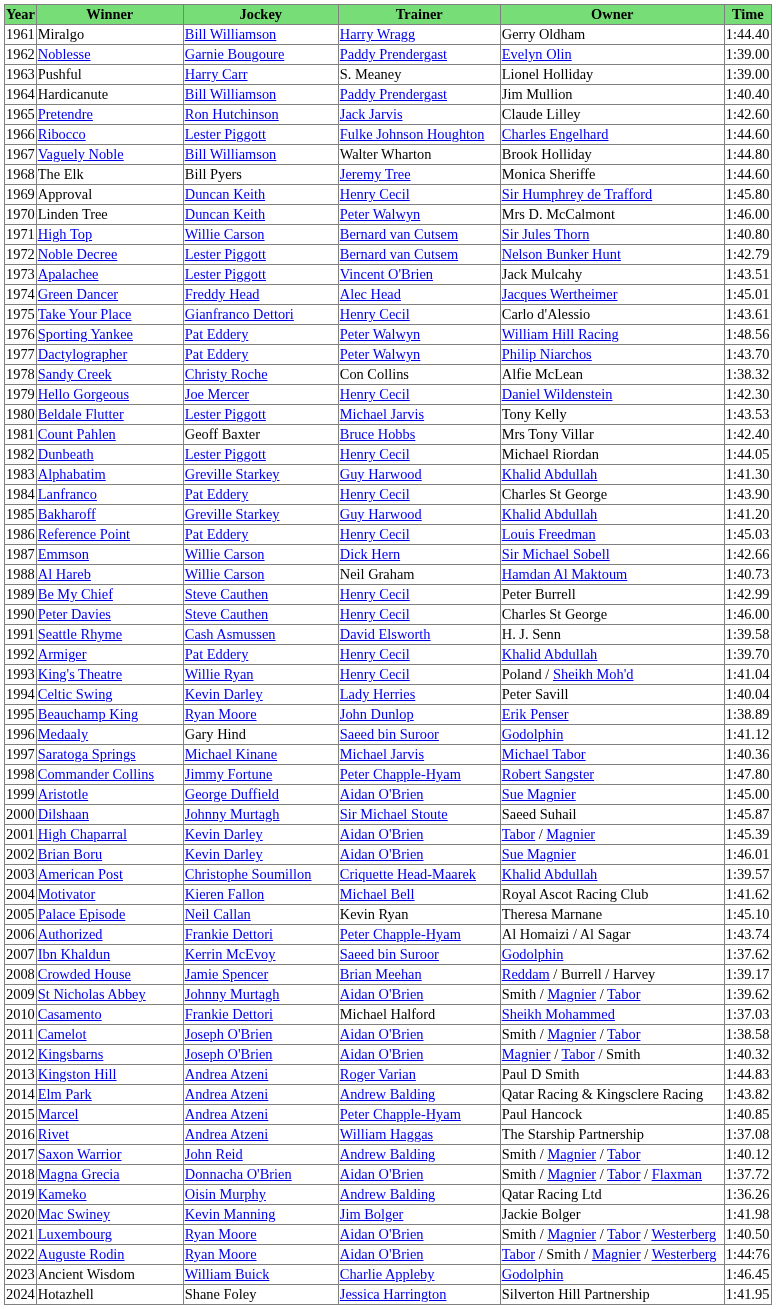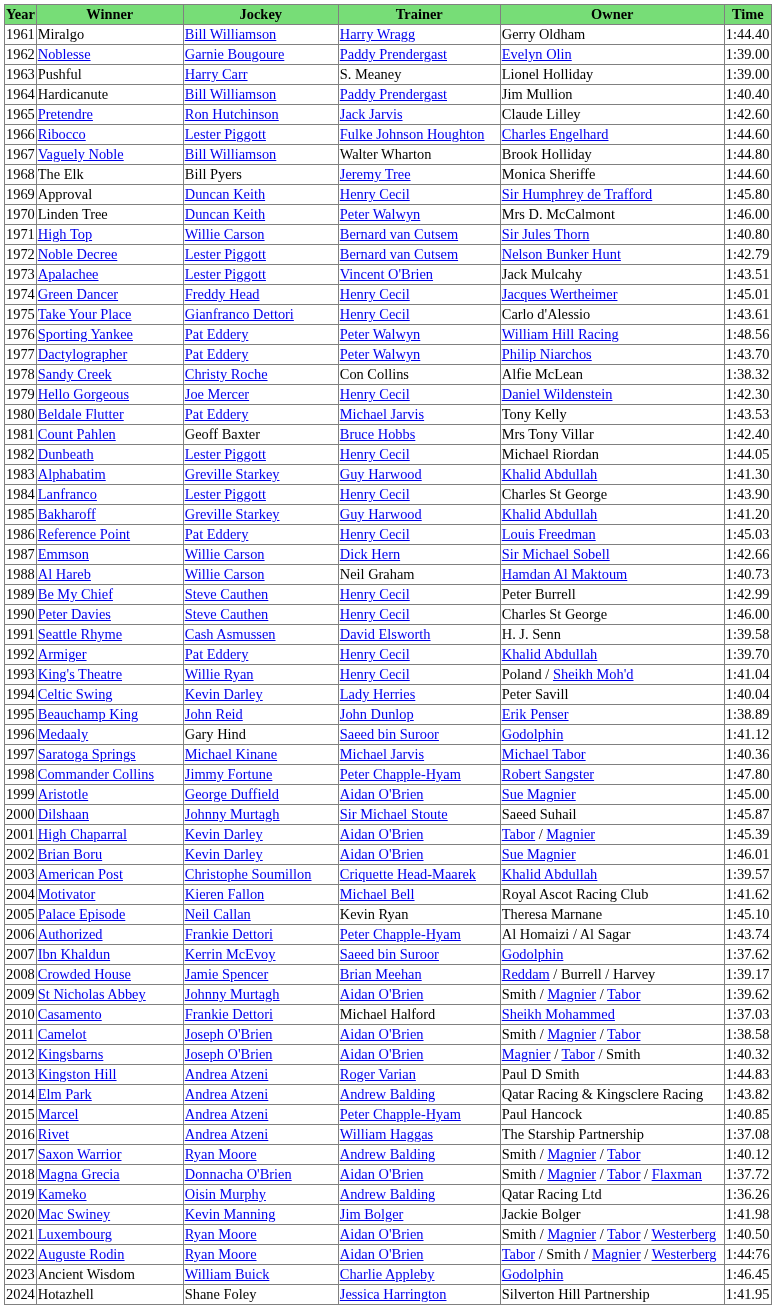(370, 294) Alec Head -> (375, 294) Henry Cecil
(225, 414) Lester Piggott -> (217, 414) Pat Eddery
(217, 494) Pat Eddery -> (225, 494) Lester Piggott
(221, 714) Ryan Moore -> (214, 714) John Reid
(214, 1154) John Reid -> (221, 1154) Ryan Moore
